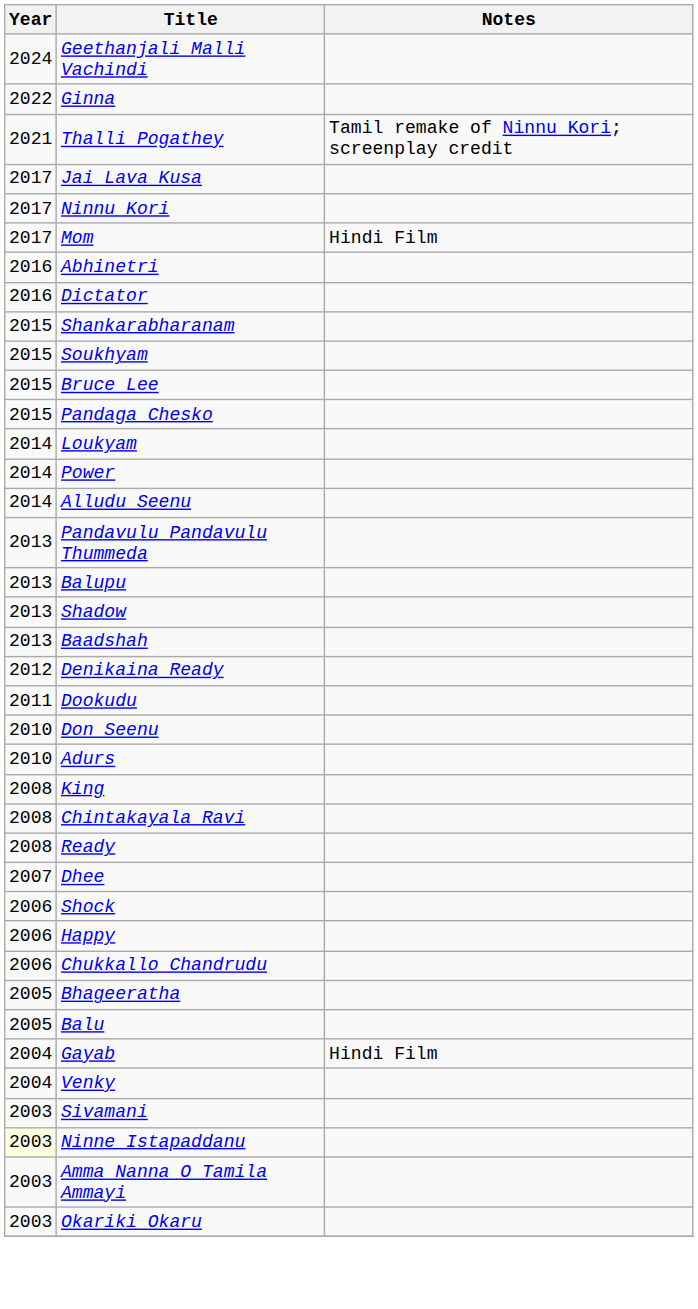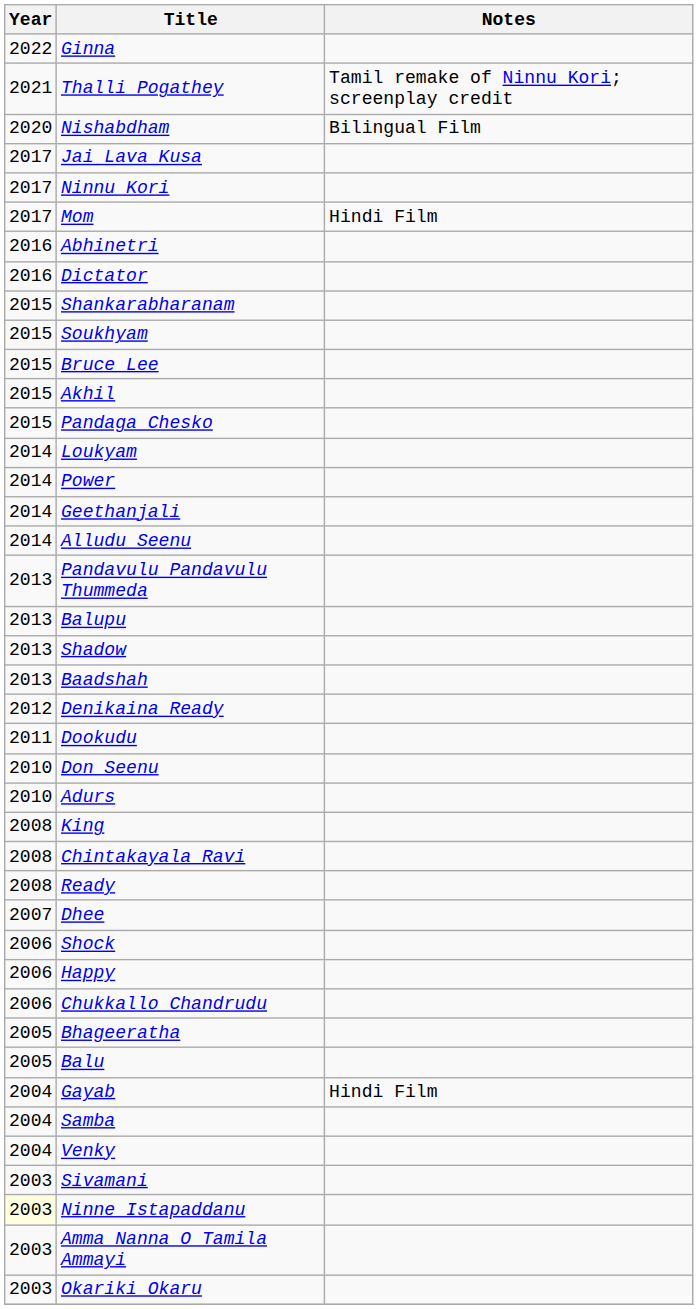- row: (153, 59)
+ row: (115, 129)
+ row: (88, 394)
+ row: (121, 511)
+ row: (88, 1121)
